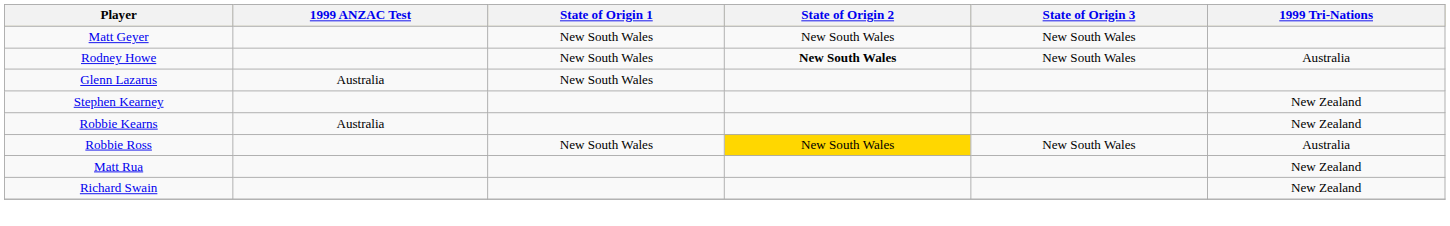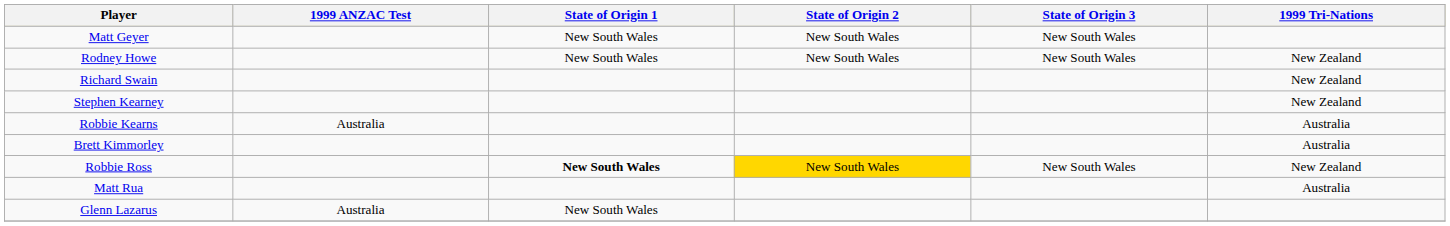(848, 58) bold -> (852, 58) normal
(1326, 58) Australia -> (1326, 58) New Zealand
rows swapped: (119, 80) <-> (119, 188)
(1326, 123) New Zealand -> (1326, 123) Australia
+ row: (119, 145)
(606, 145) normal -> (611, 166) bold
(1326, 145) Australia -> (1326, 166) New Zealand
(1326, 166) New Zealand -> (1326, 188) Australia
